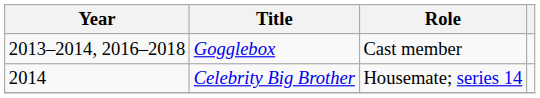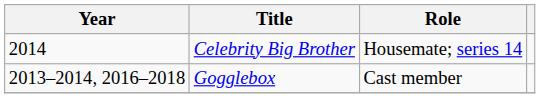rows swapped: (234, 48) <-> (274, 78)
